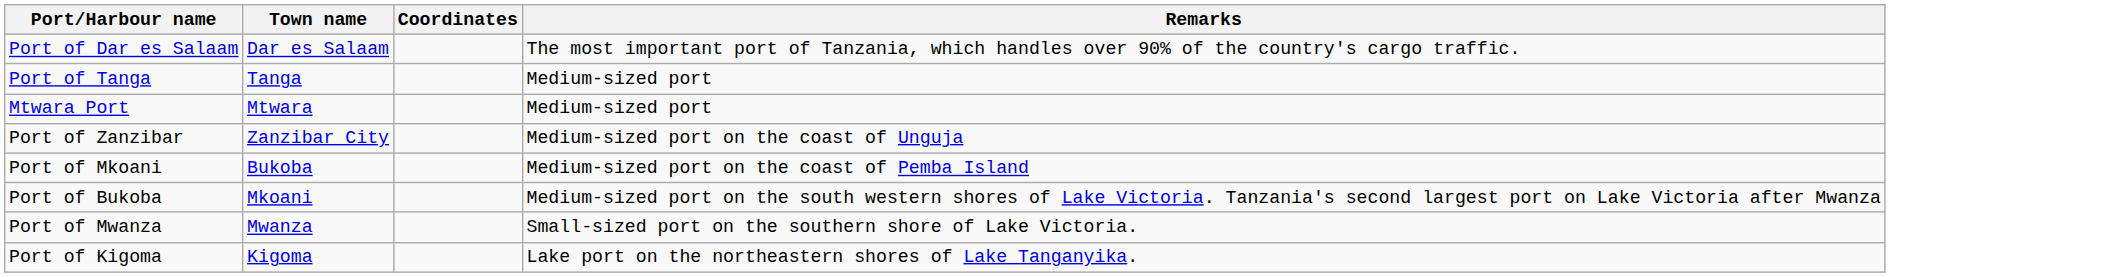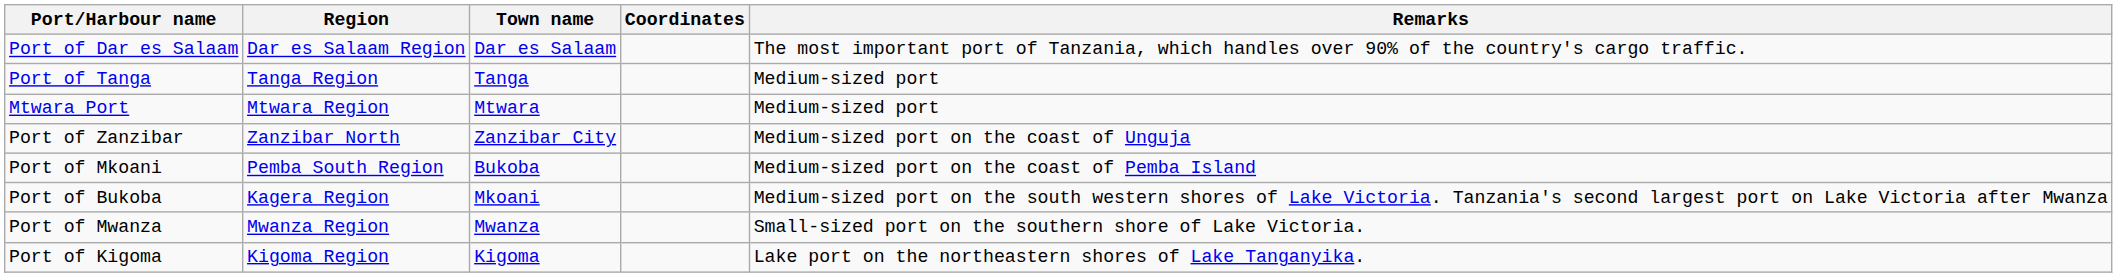+ column: (356, 20)
